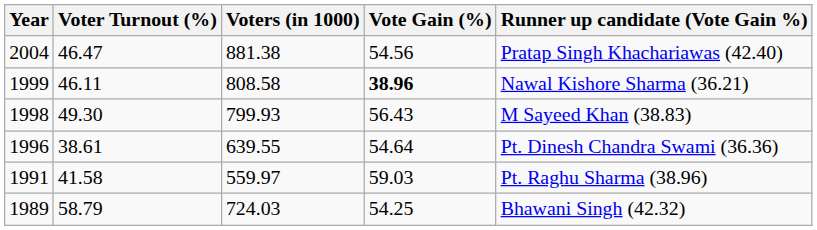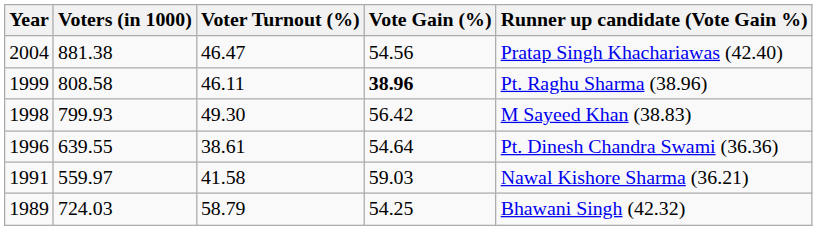columns swapped: (293, 20) <-> (137, 20)
(625, 83) Nawal Kishore Sharma (36.21) -> (604, 83) Pt. Raghu Sharma (38.96)
(391, 114) 56.43 -> (391, 114) 56.42
(604, 177) Pt. Raghu Sharma (38.96) -> (625, 177) Nawal Kishore Sharma (36.21)
